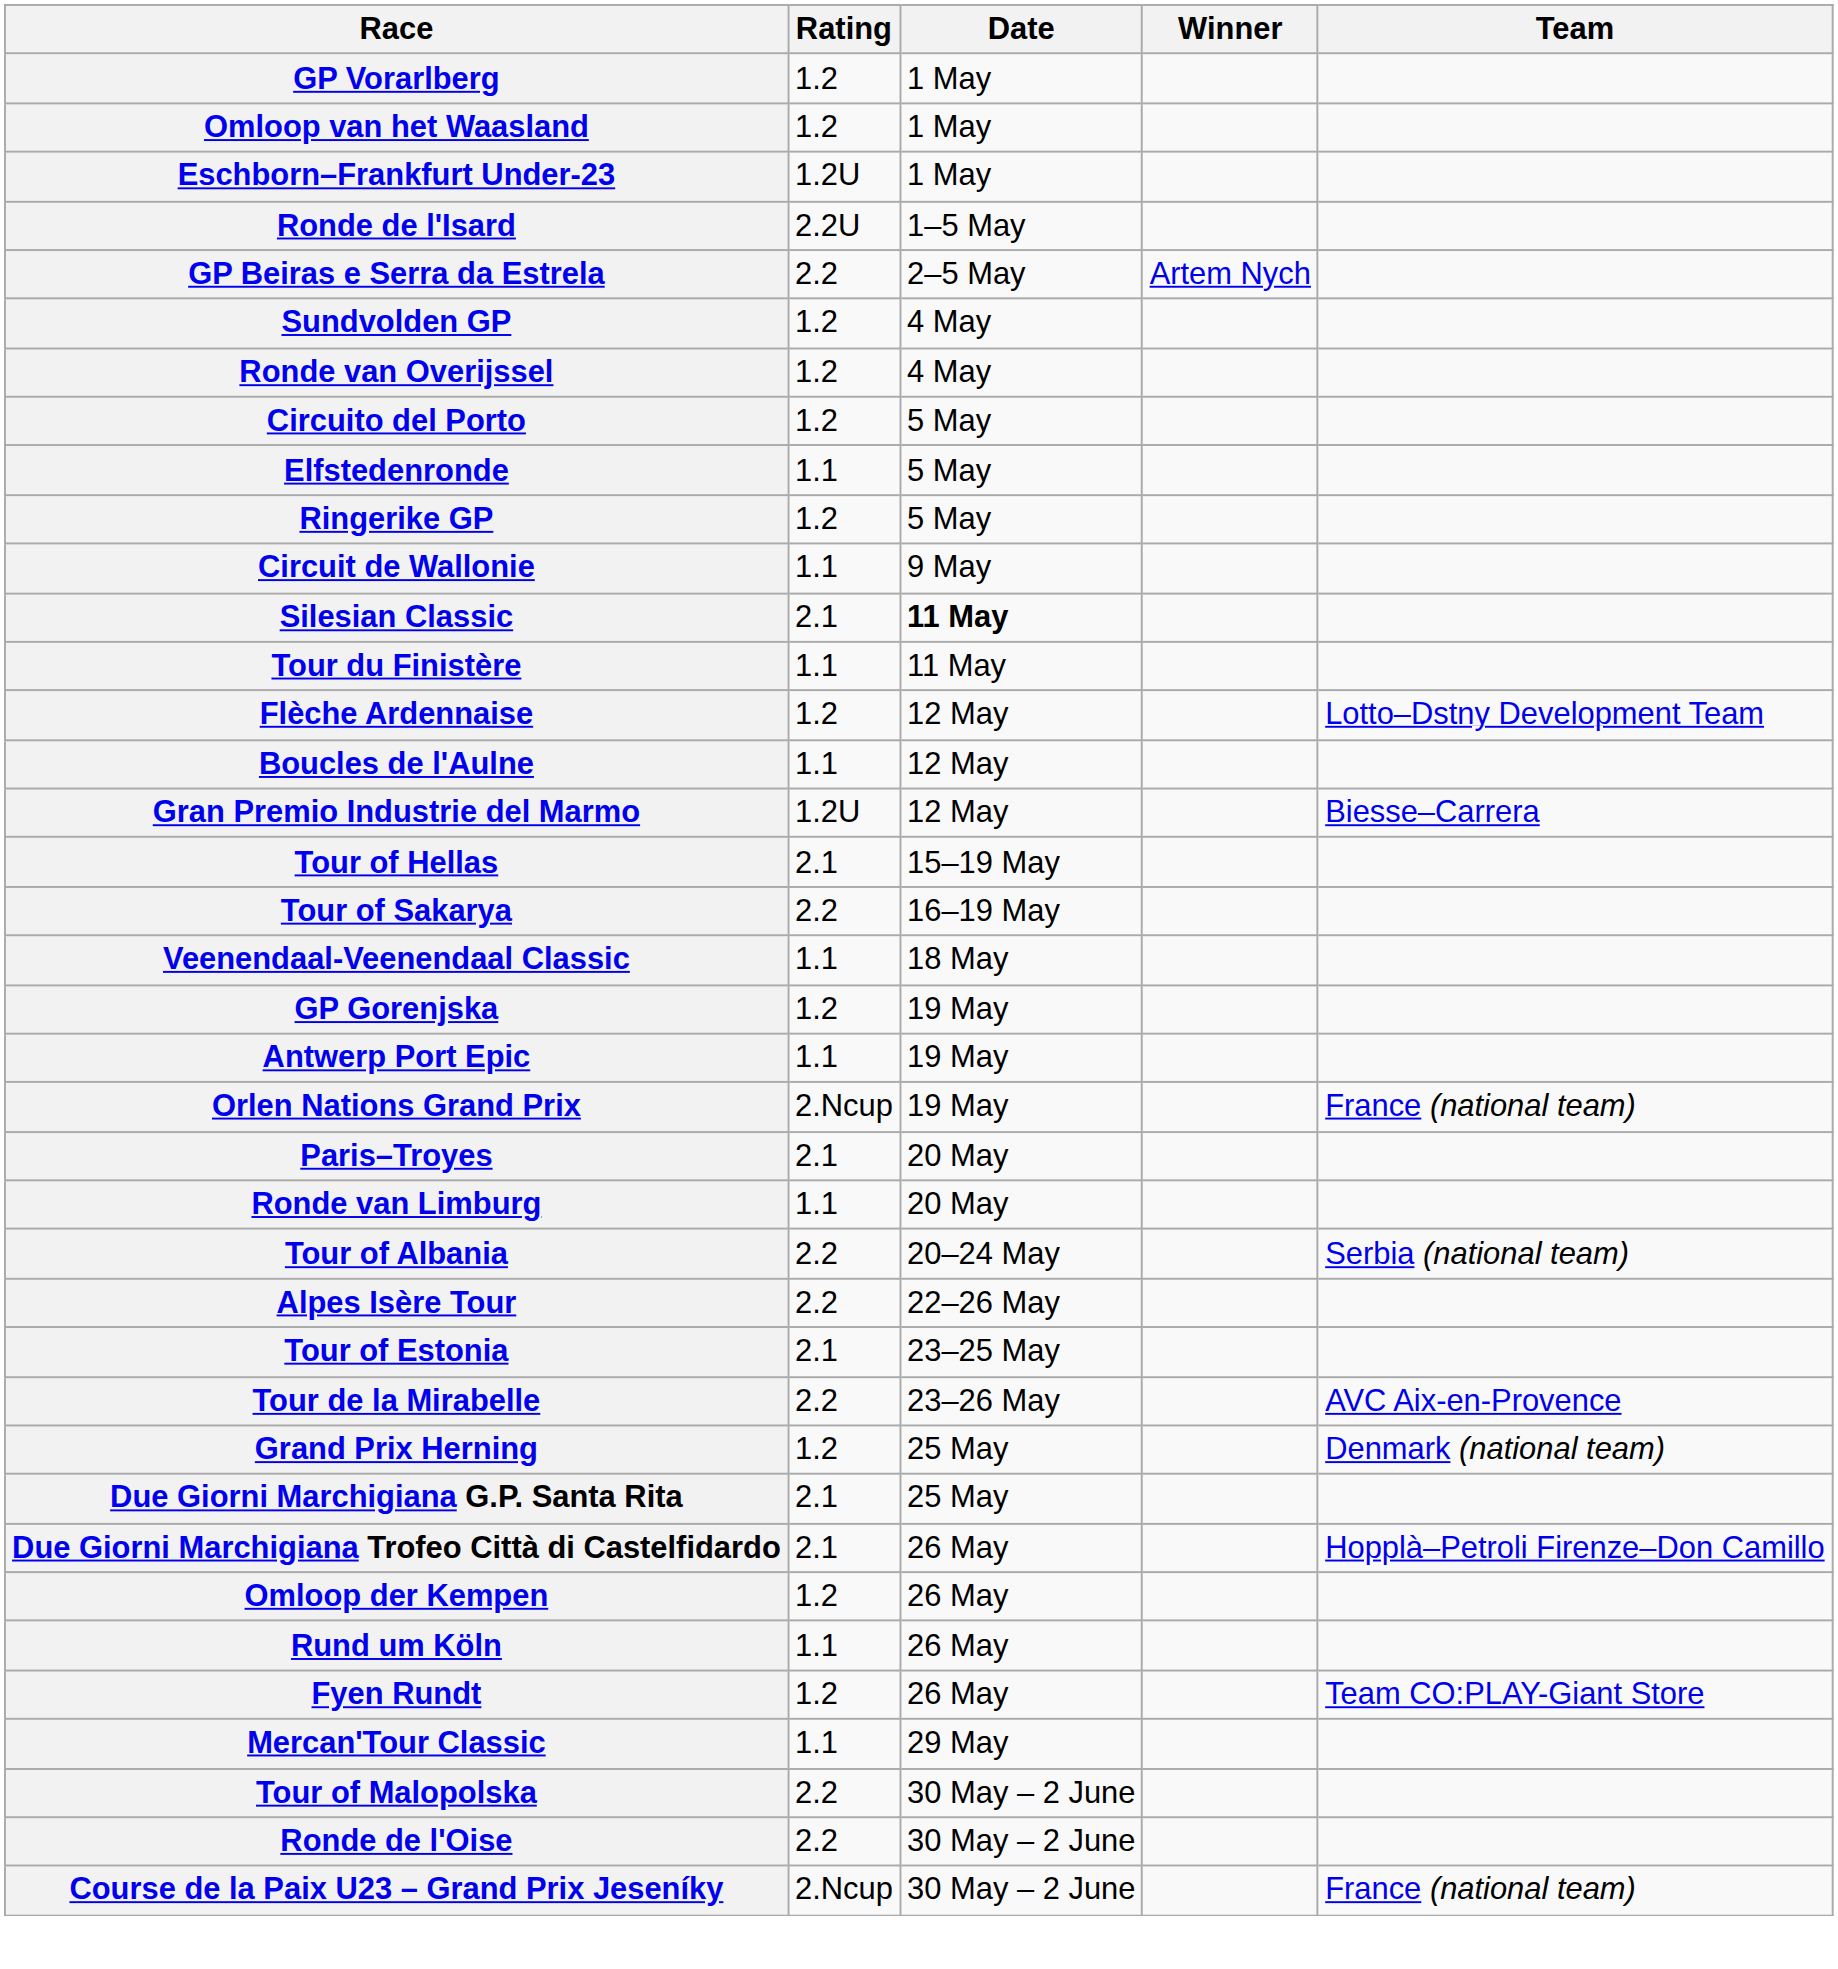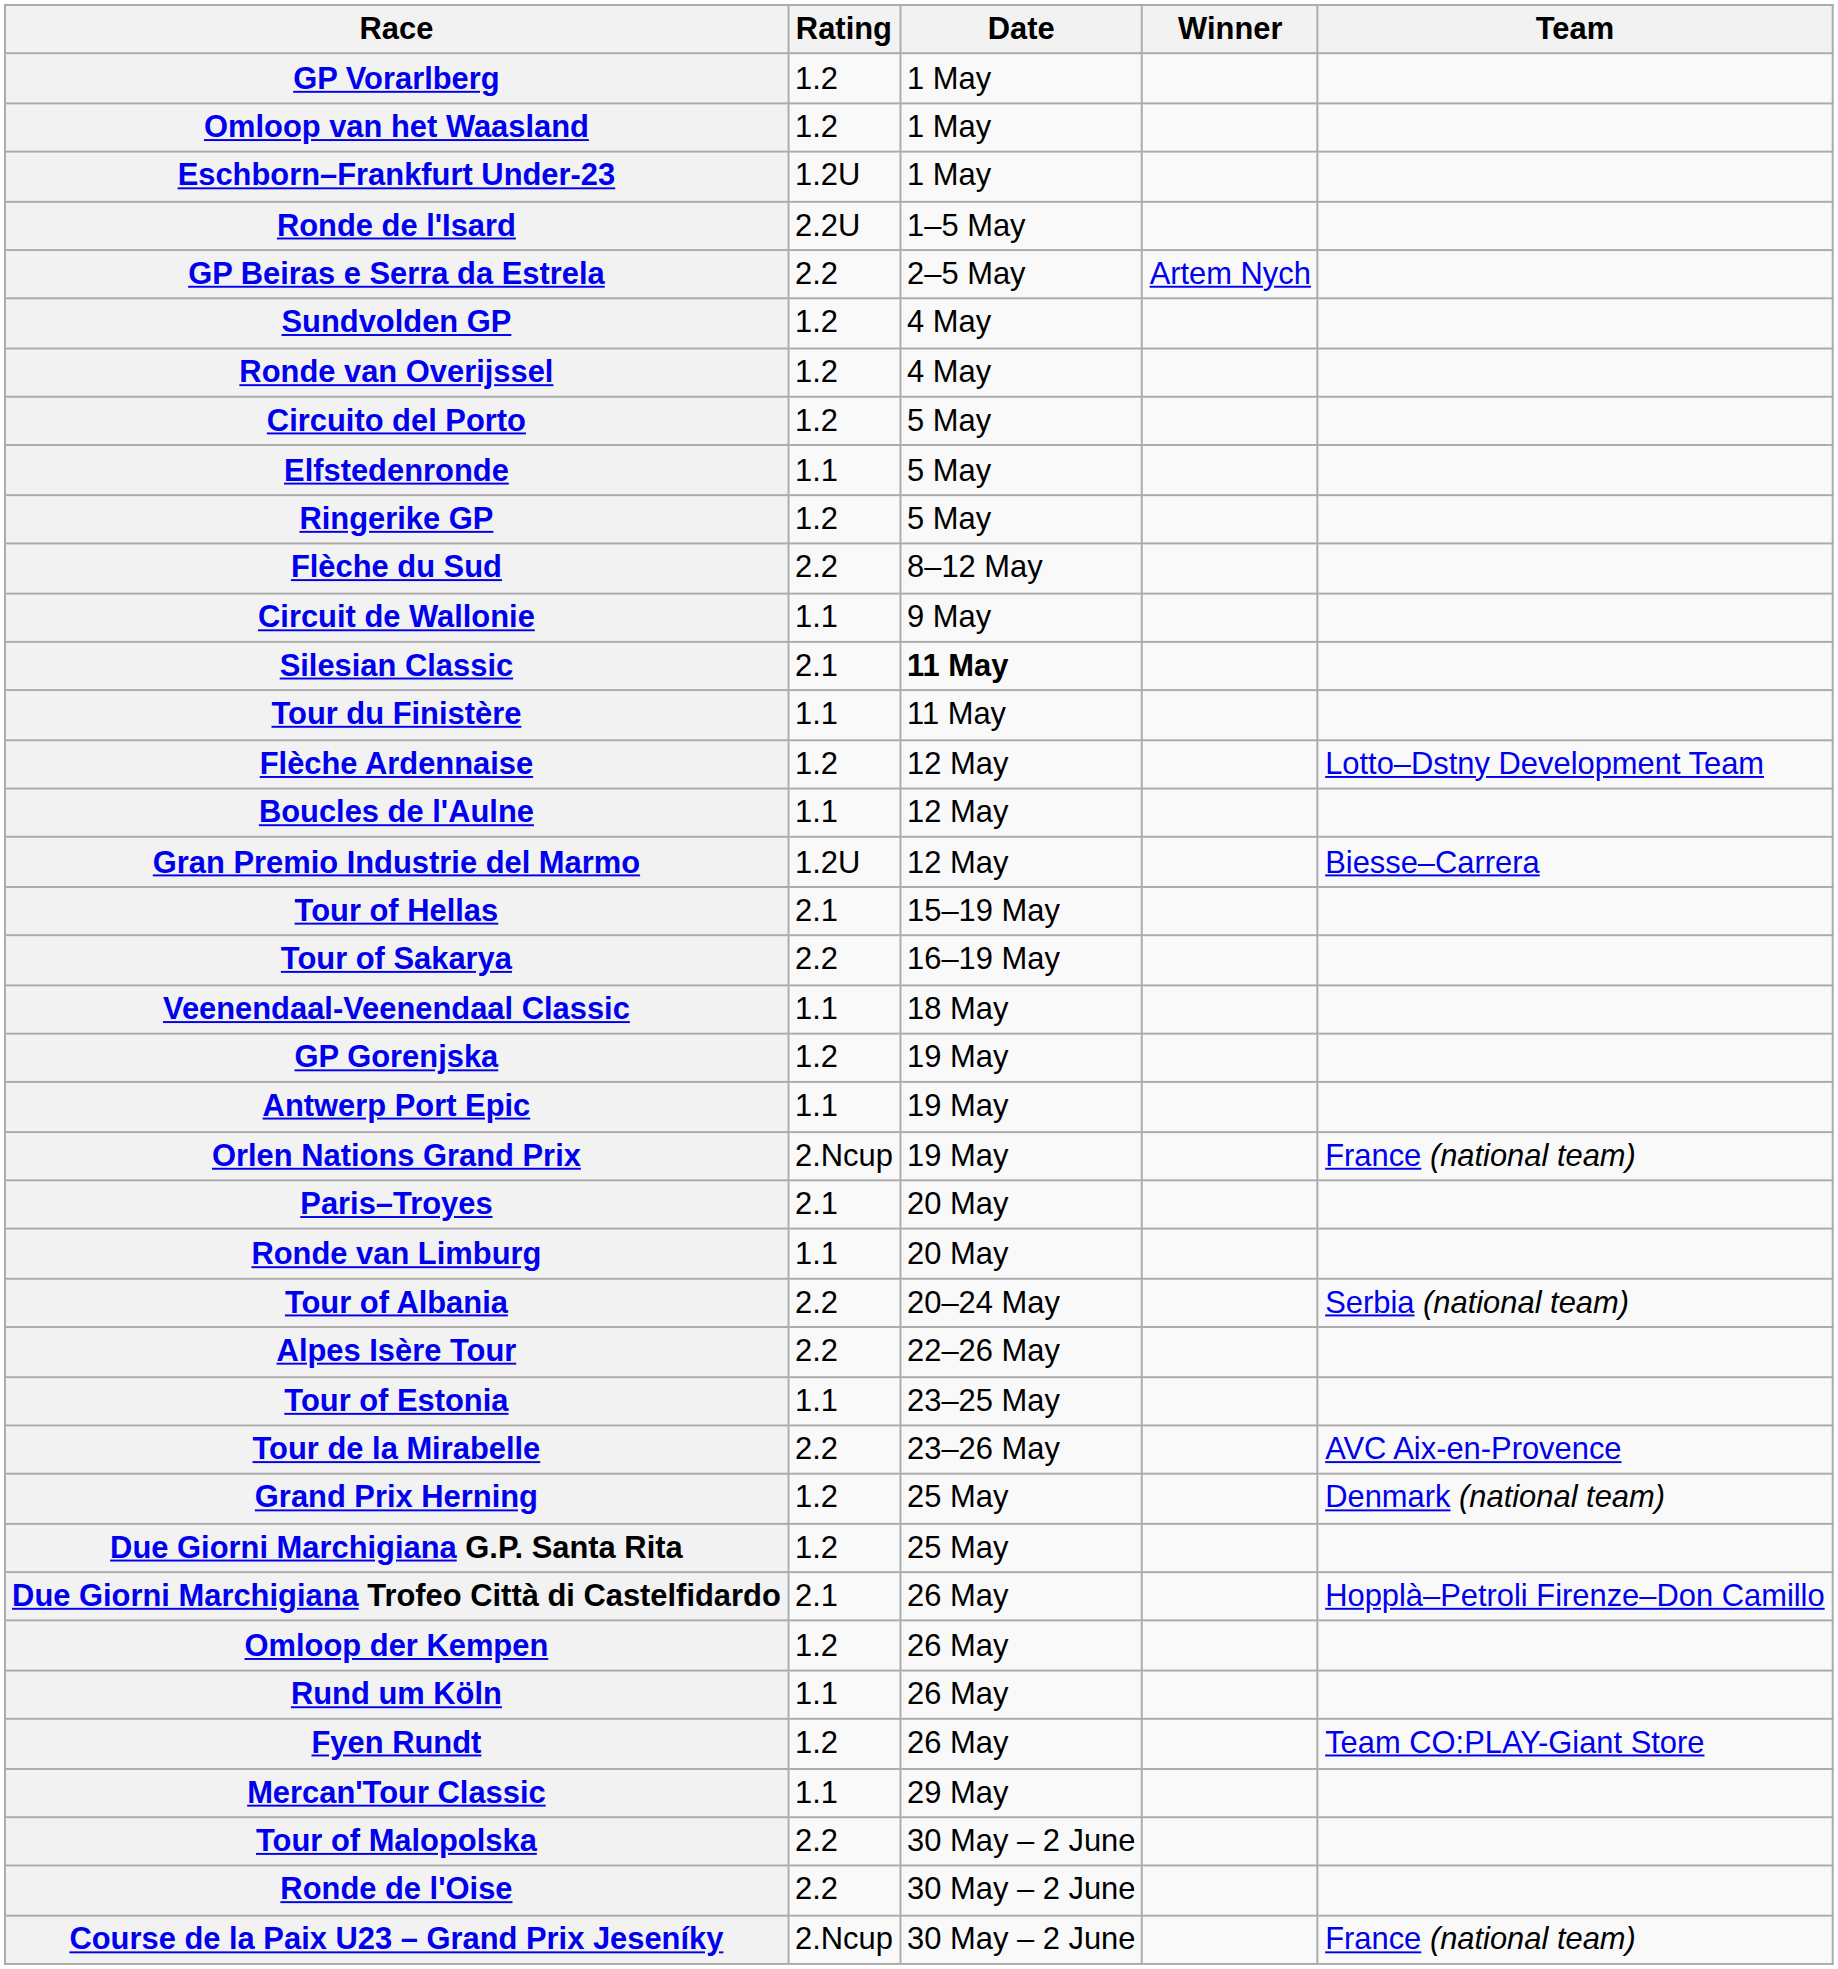+ row: (396, 567)
(816, 1351) 2.1 -> (816, 1400) 1.1
(816, 1498) 2.1 -> (816, 1547) 1.2
